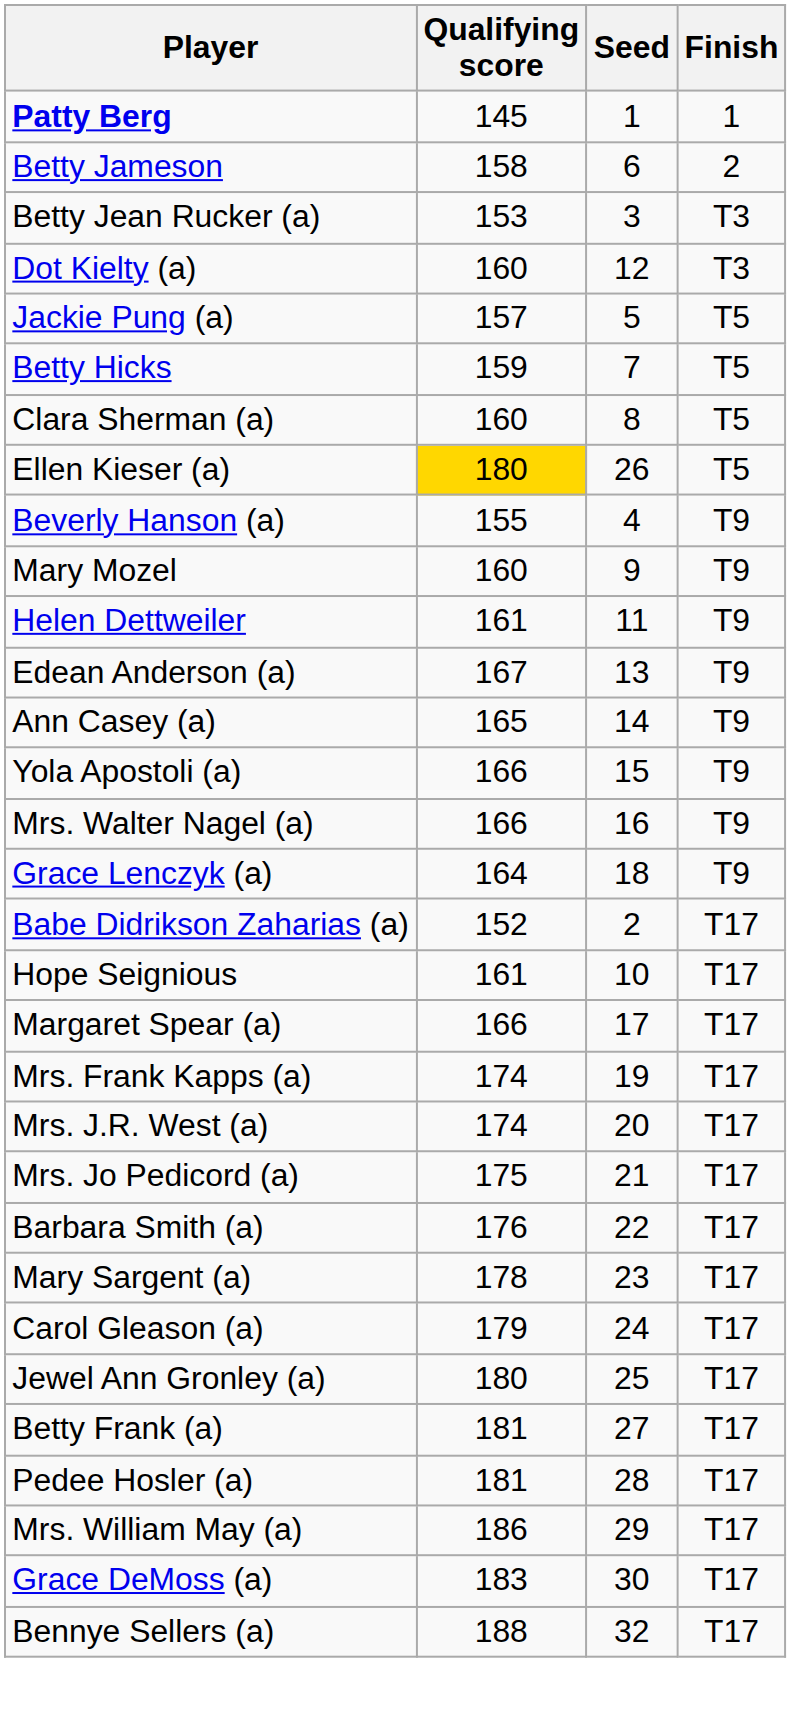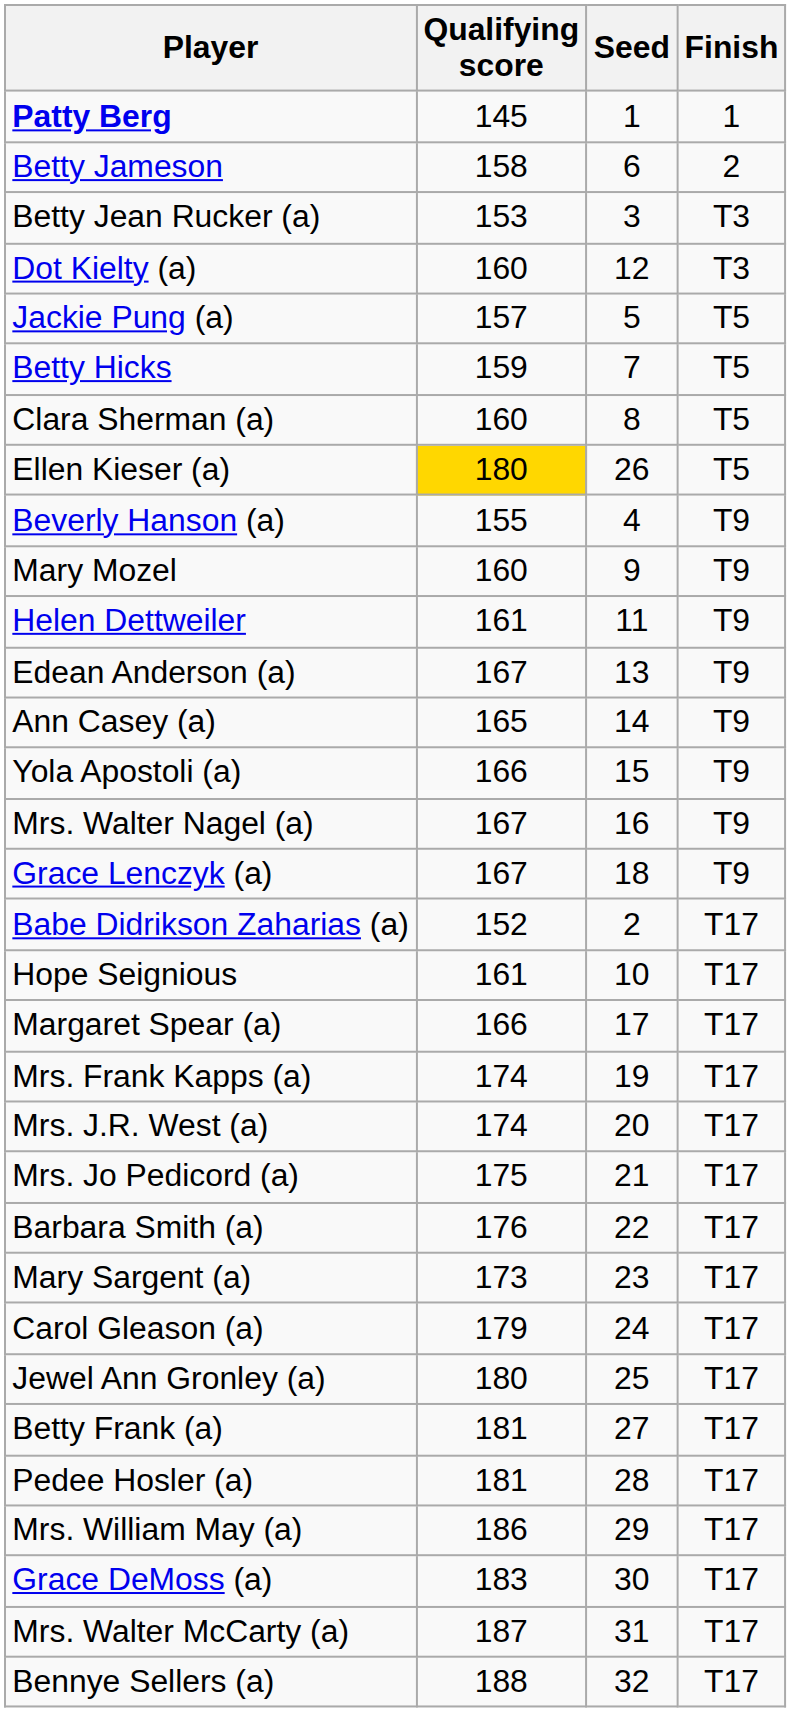(501, 823) 166 -> (501, 823) 167
(501, 873) 164 -> (501, 873) 167
(501, 1277) 178 -> (501, 1277) 173
+ row: (181, 1630)
